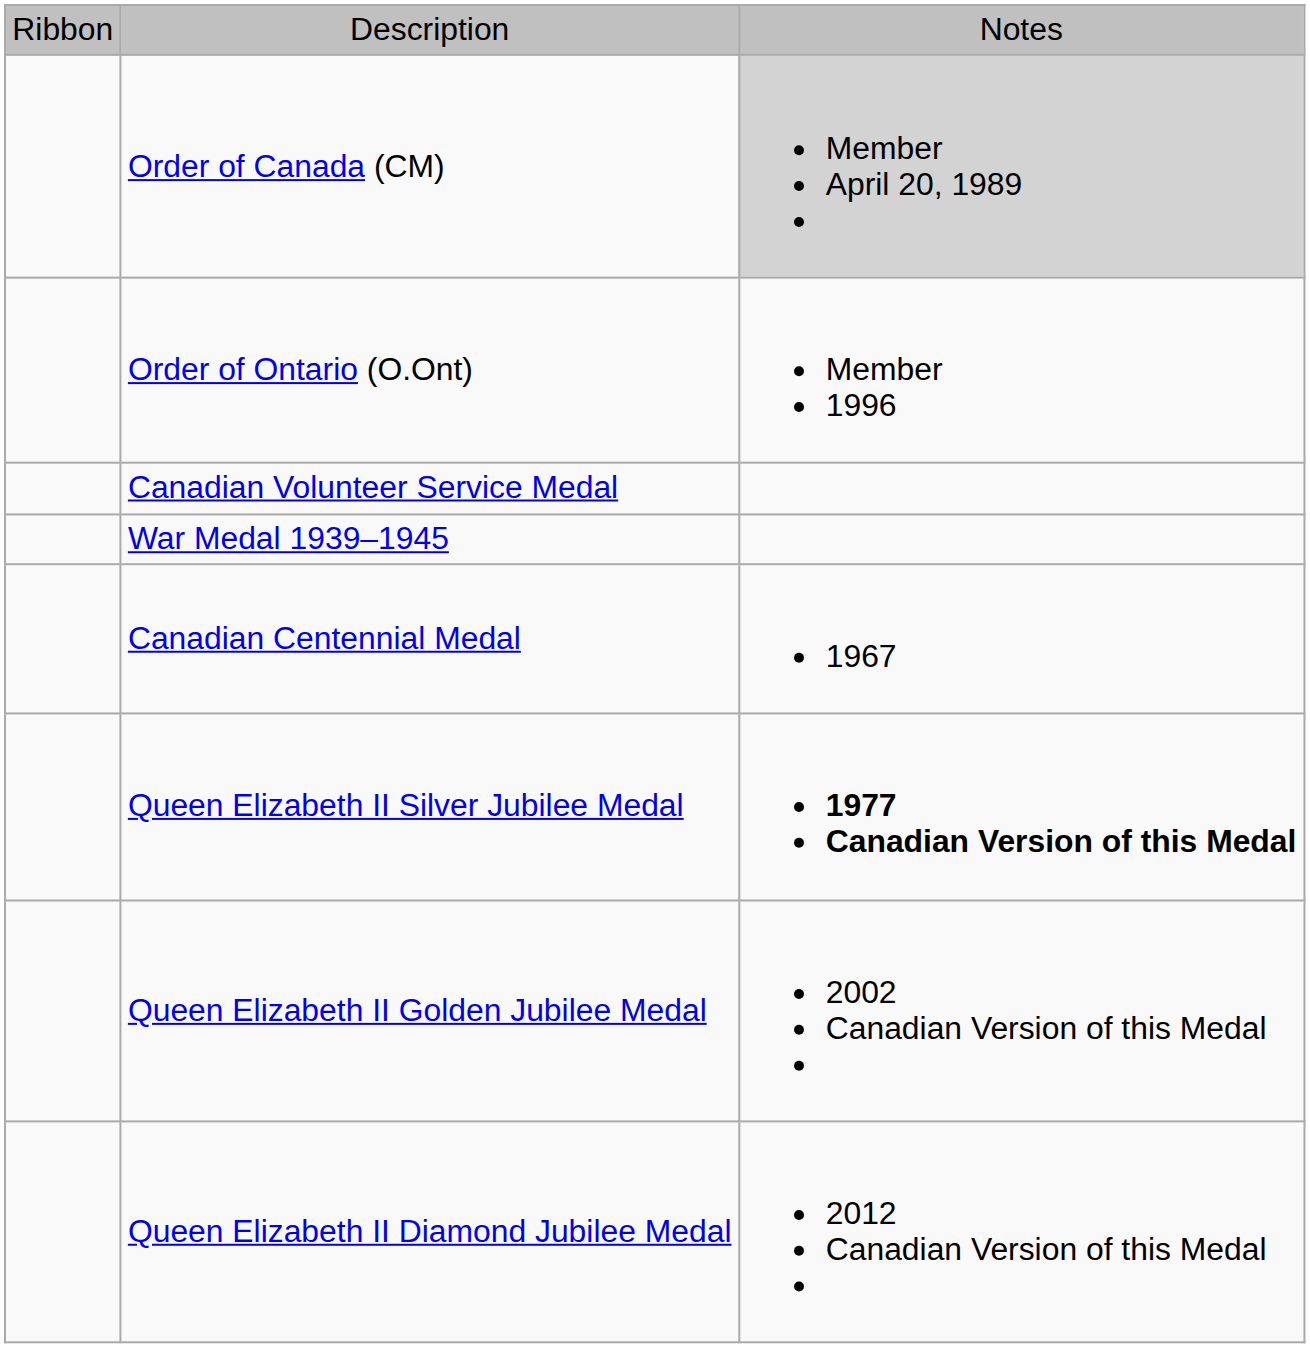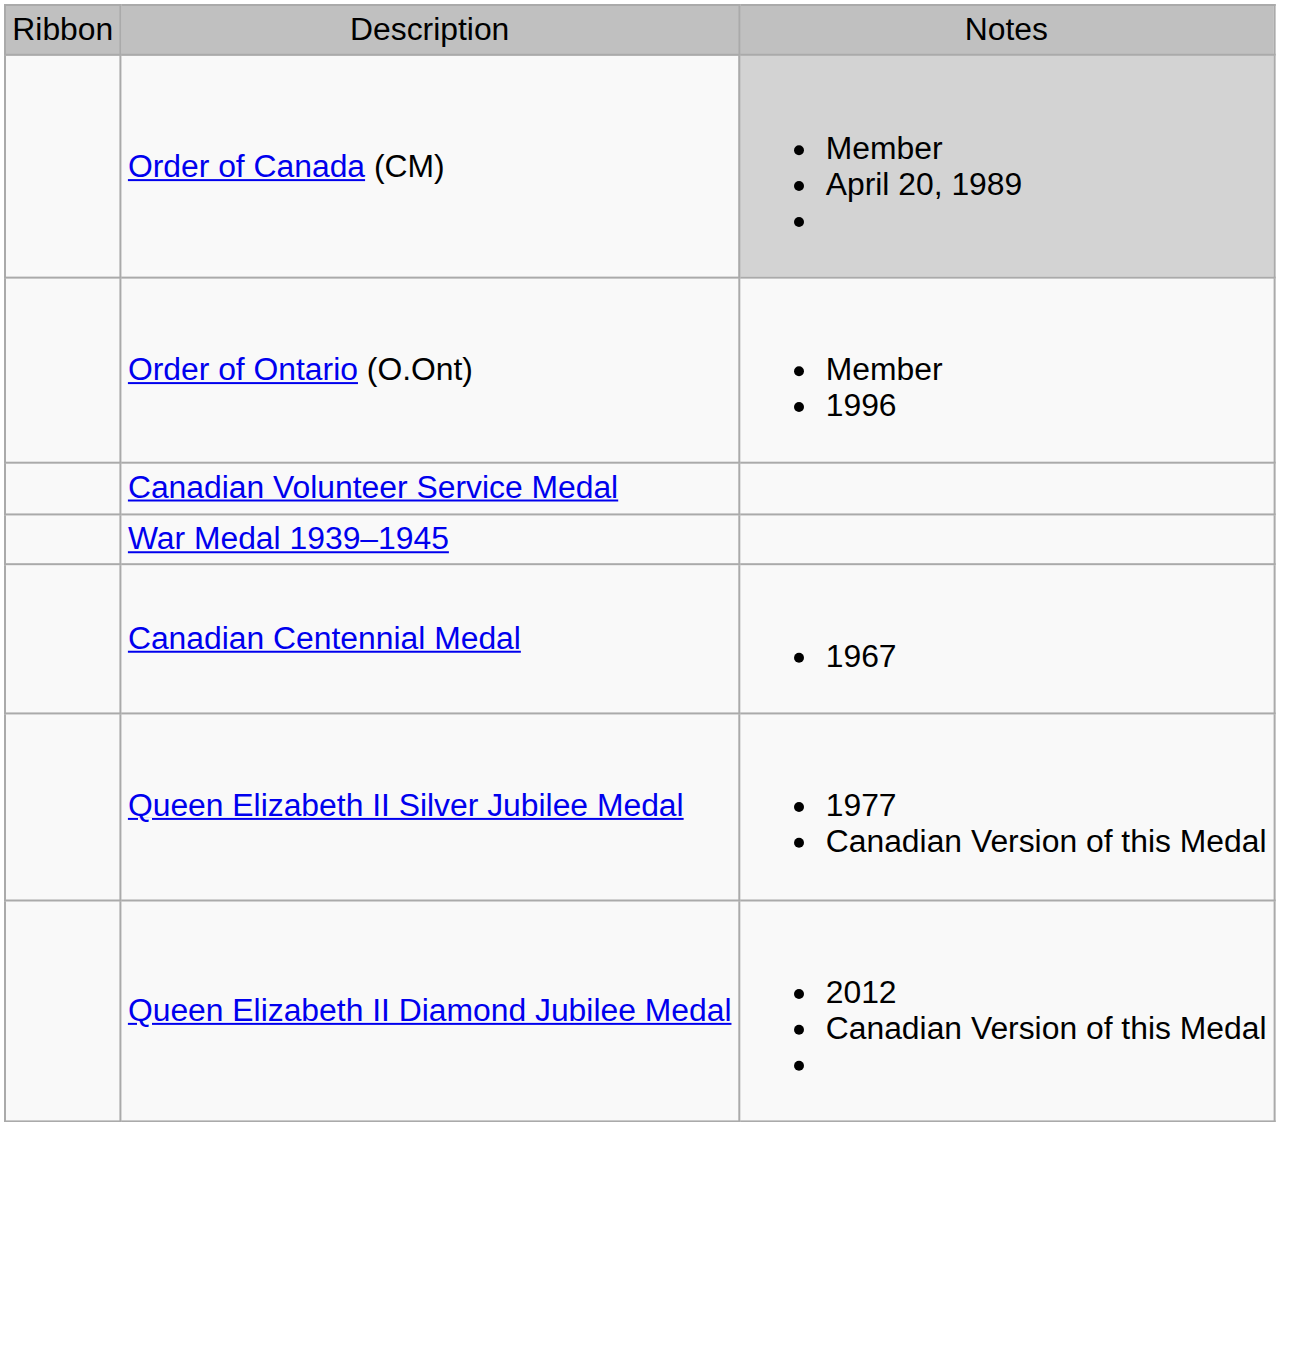(1021, 825) bold -> (1006, 825) normal
- row: (417, 1010)
